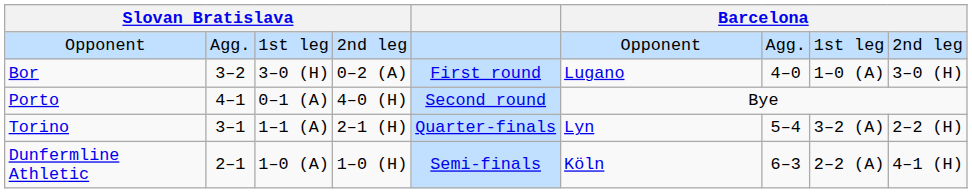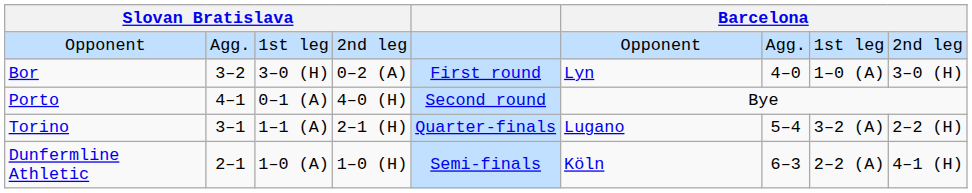(594, 73) Lugano -> (579, 73) Lyn
(579, 128) Lyn -> (594, 128) Lugano
